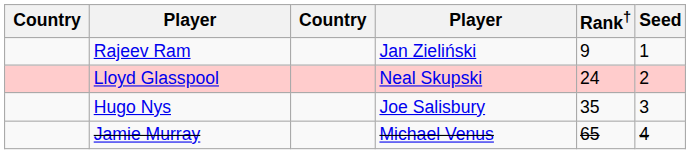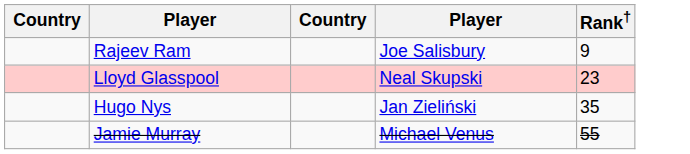- column: (660, 20)
(428, 51) Jan Zieliński -> (432, 51) Joe Salisbury
(590, 79) 24 -> (590, 79) 23
(432, 106) Joe Salisbury -> (428, 106) Jan Zieliński
(590, 134) 65 -> (590, 134) 55
